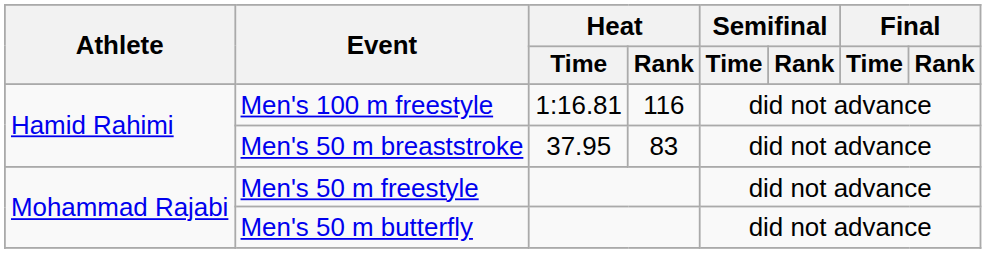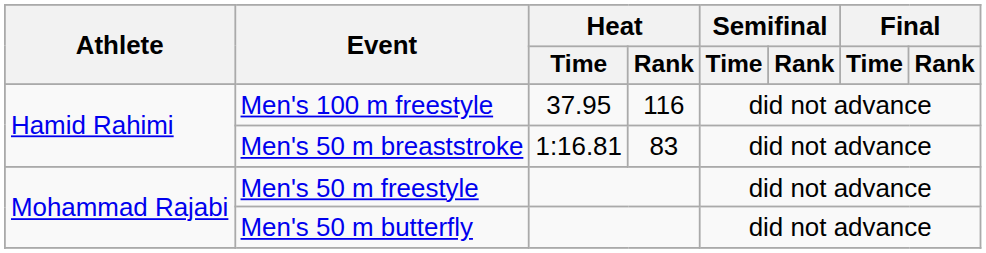(579, 105) 1:16.81 -> (579, 105) 37.95
(579, 146) 37.95 -> (579, 146) 1:16.81
